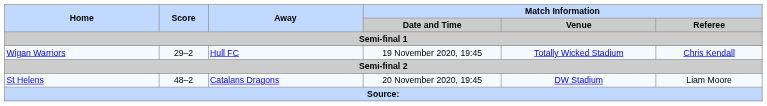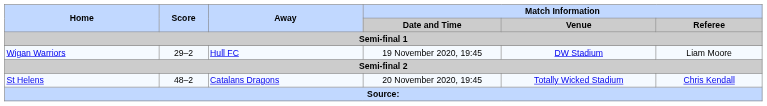(579, 53) Totally Wicked Stadium -> (579, 53) DW Stadium
(709, 53) Chris Kendall -> (709, 53) Liam Moore
(579, 80) DW Stadium -> (579, 80) Totally Wicked Stadium
(709, 80) Liam Moore -> (709, 80) Chris Kendall
